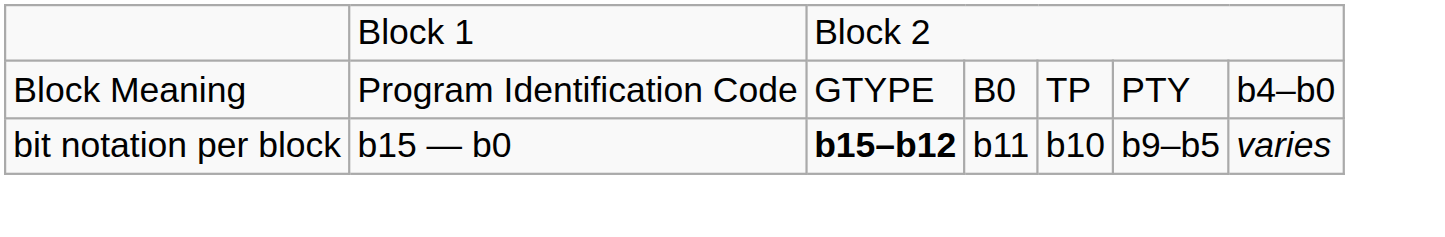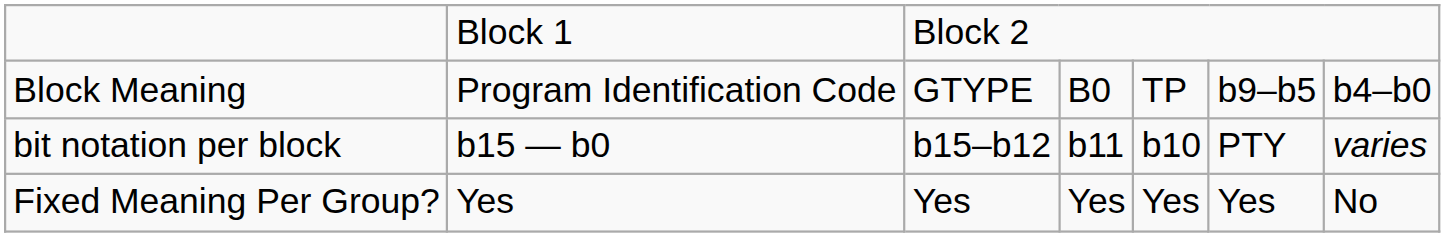(1156, 88) PTY -> (1267, 88) b9–b5
(885, 145) bold -> (982, 145) normal
(1171, 145) b9–b5 -> (1252, 145) PTY
+ row: (227, 201)
